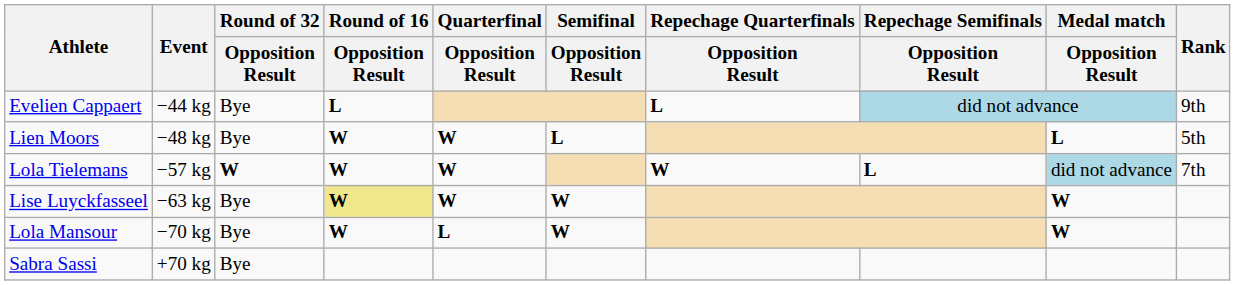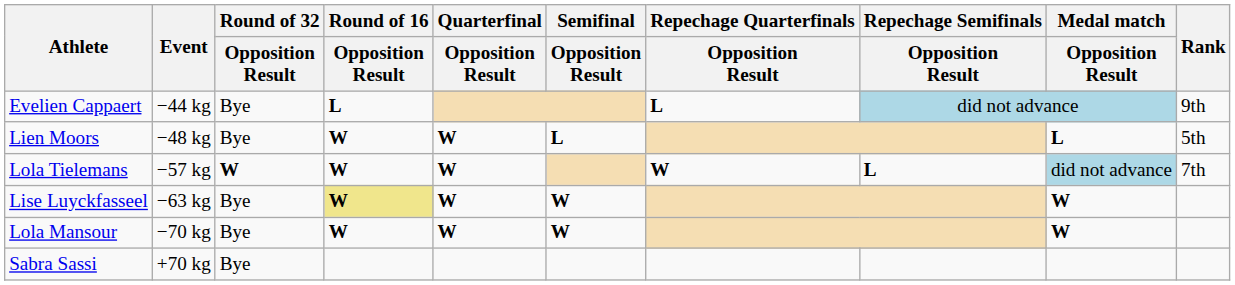(444, 232) L -> (447, 232) W
